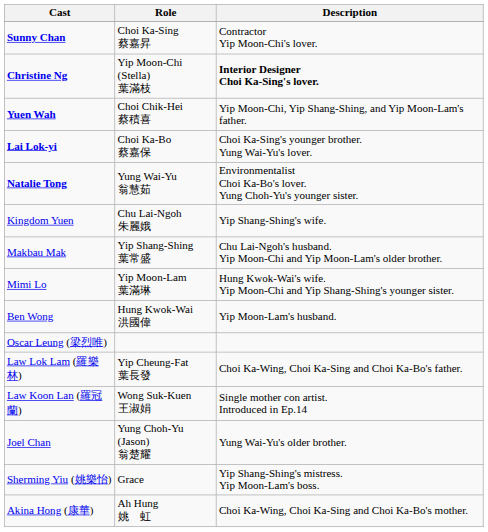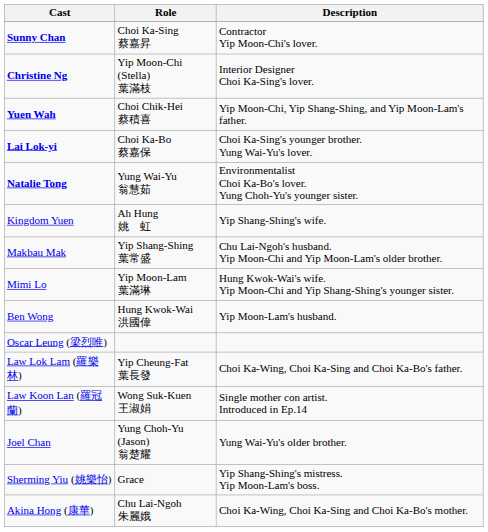(269, 76) bold -> (266, 76) normal
(150, 220) Chu Lai-Ngoh 朱麗娥 -> (138, 220) Ah Hung 姚 虹
(138, 510) Ah Hung 姚 虹 -> (150, 510) Chu Lai-Ngoh 朱麗娥
